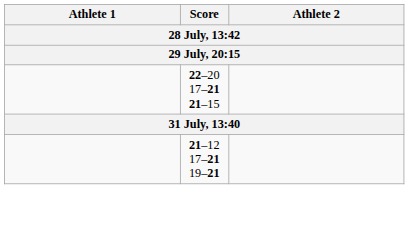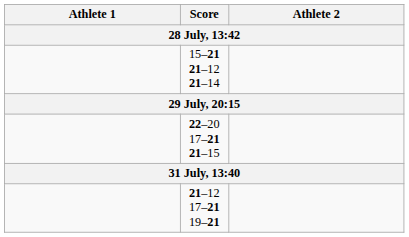+ row: (204, 69)
